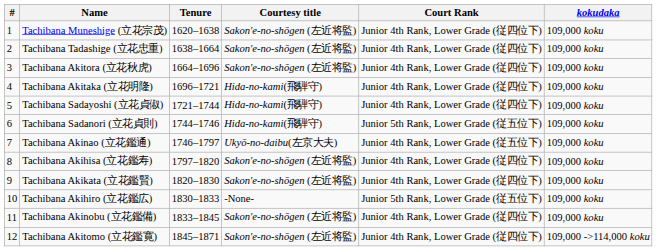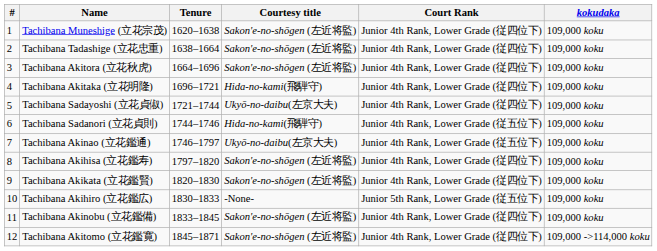(273, 105) Hida-no-kami(飛騨守) -> (281, 105) Ukyō-no-daibu(左京大夫)
(452, 123) Junior 5th Rank, Lower Grade (従五位下) -> (452, 123) Junior 4th Rank, Lower Grade (従五位下)
